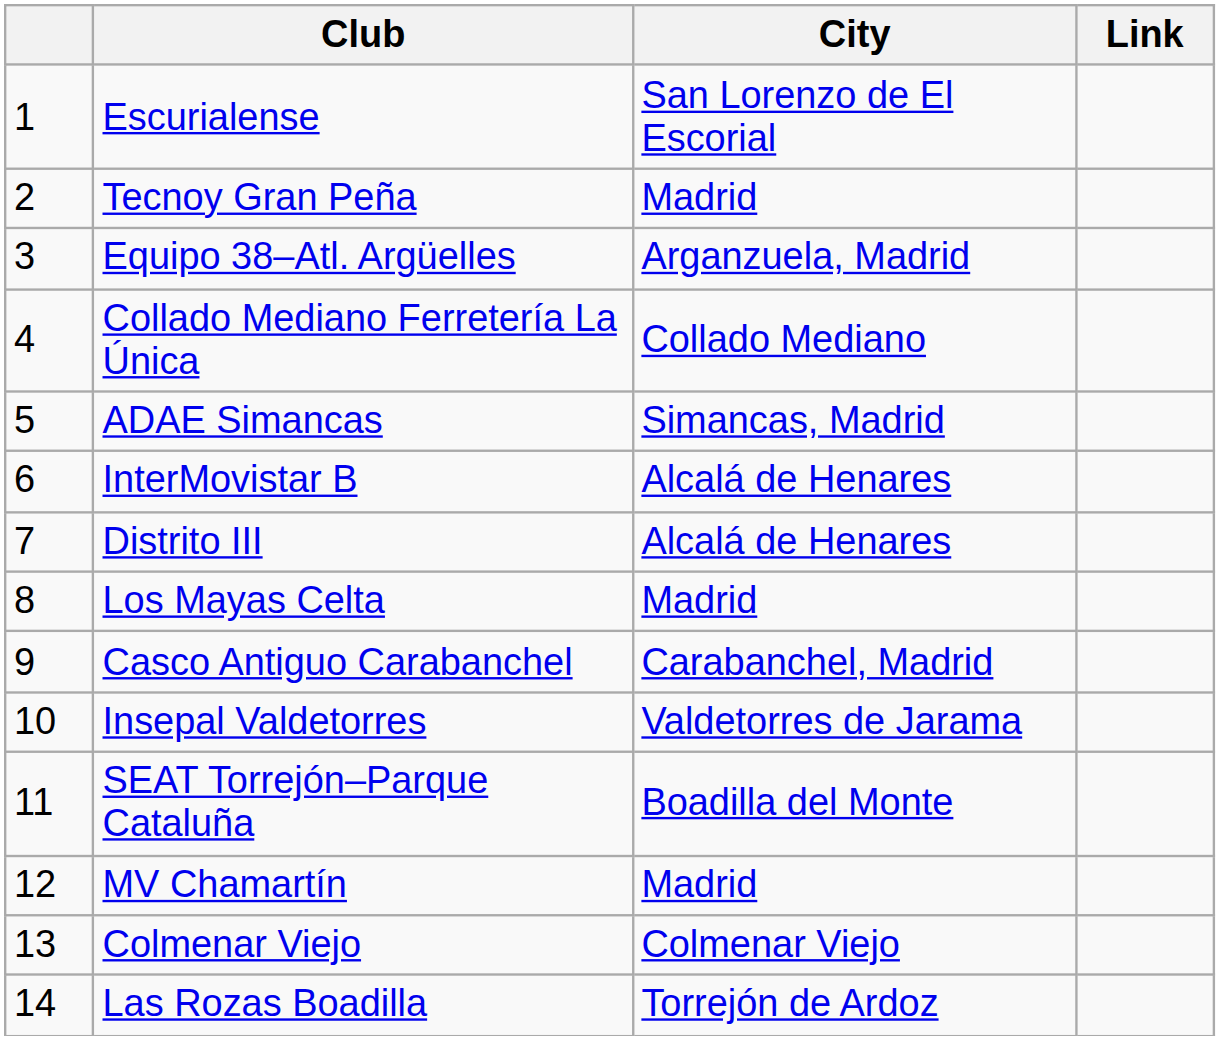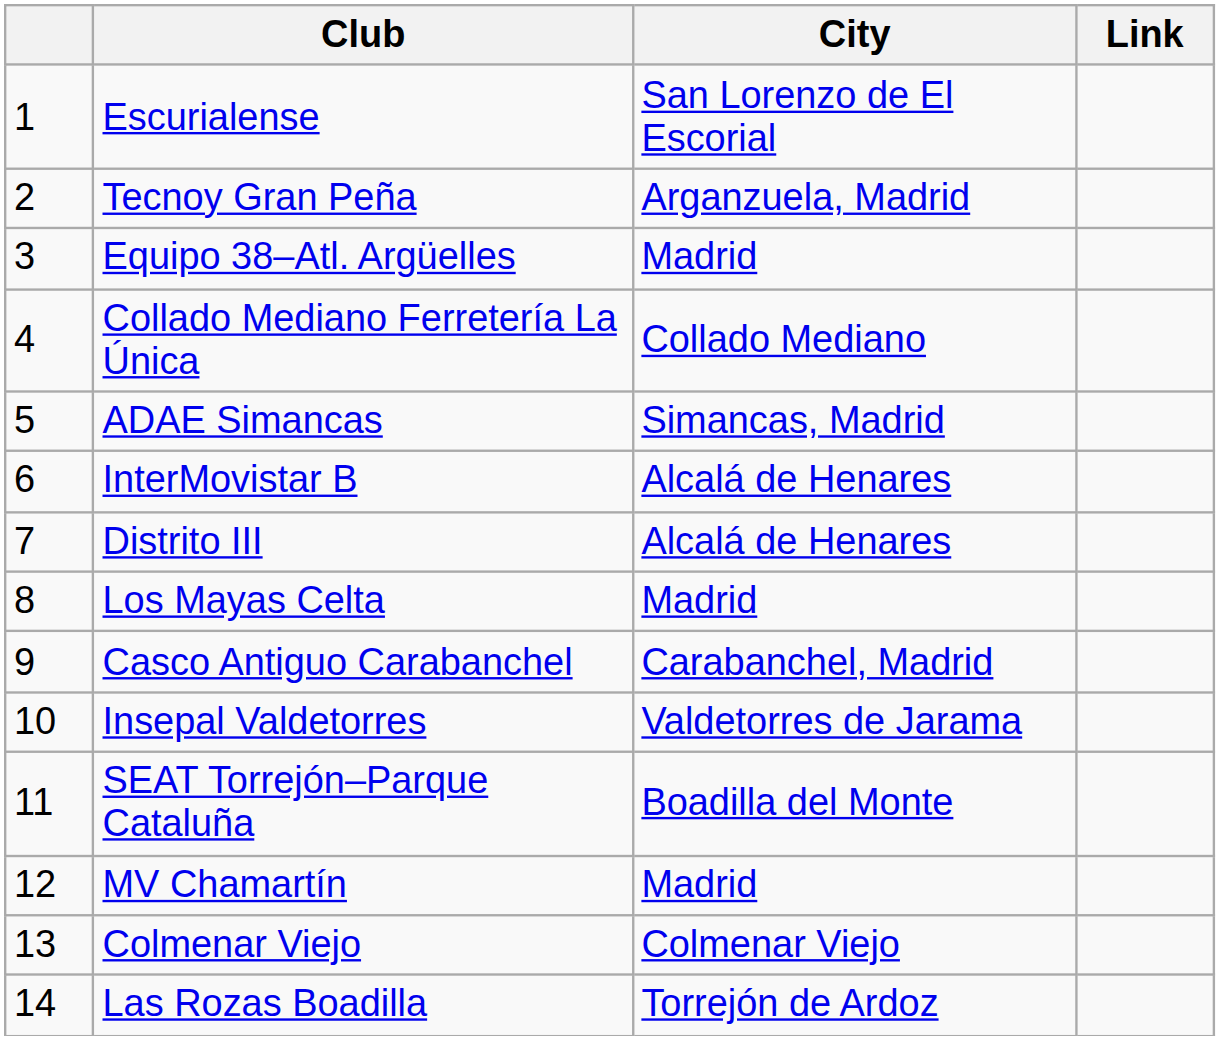(699, 197) Madrid -> (806, 197) Arganzuela, Madrid
(806, 257) Arganzuela, Madrid -> (699, 257) Madrid
